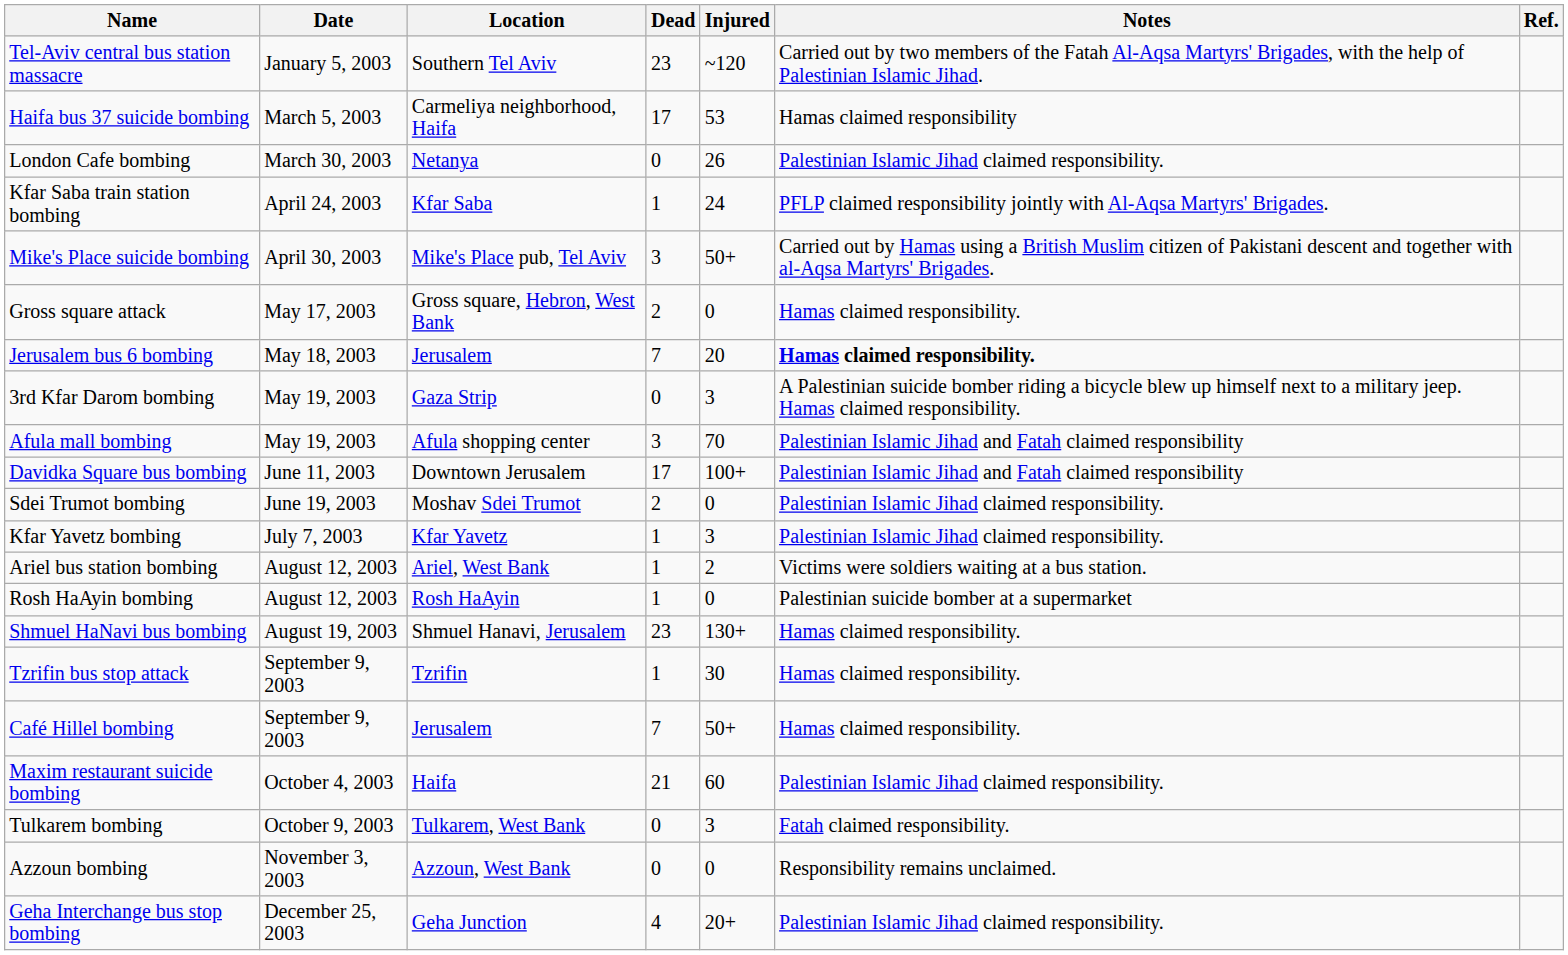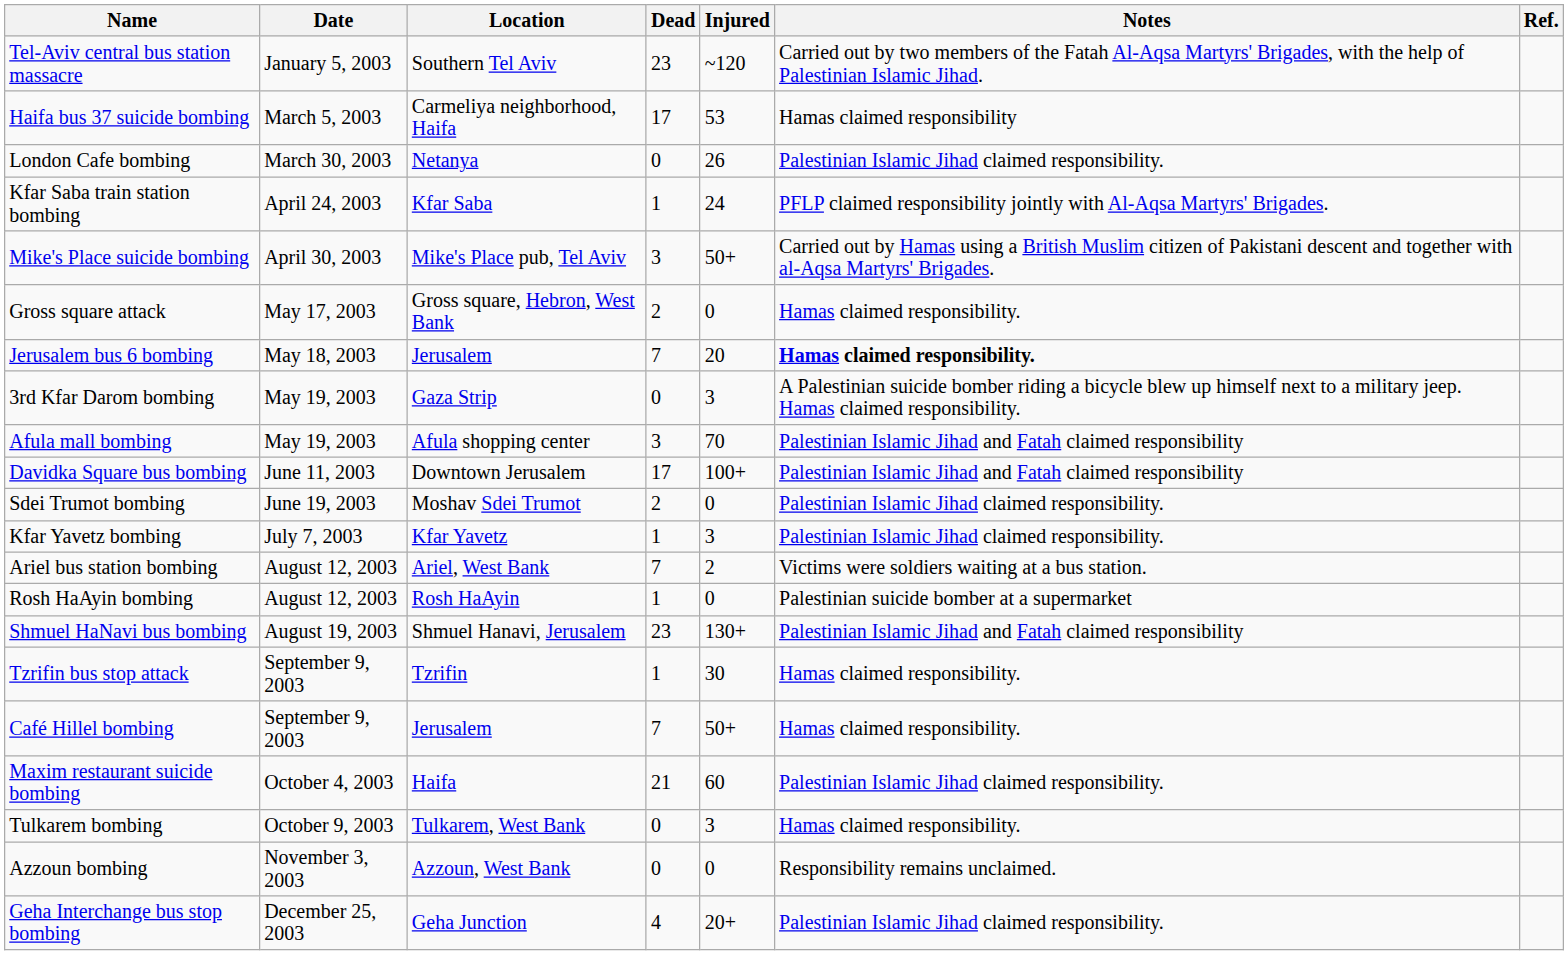(656, 567) 1 -> (656, 567) 7
(900, 631) Hamas claimed responsibility. -> (1011, 631) Palestinian Islamic Jihad and Fatah claimed responsibility
(894, 825) Fatah claimed responsibility. -> (900, 825) Hamas claimed responsibility.
